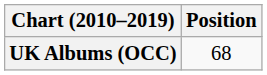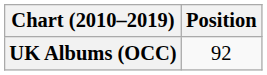(221, 53) 68 -> (221, 53) 92
